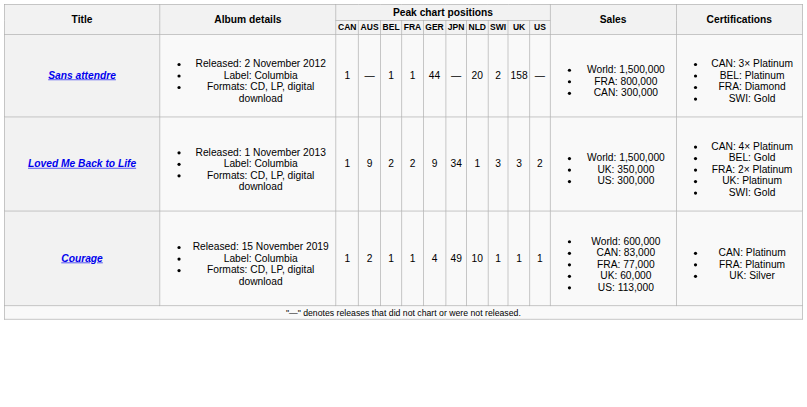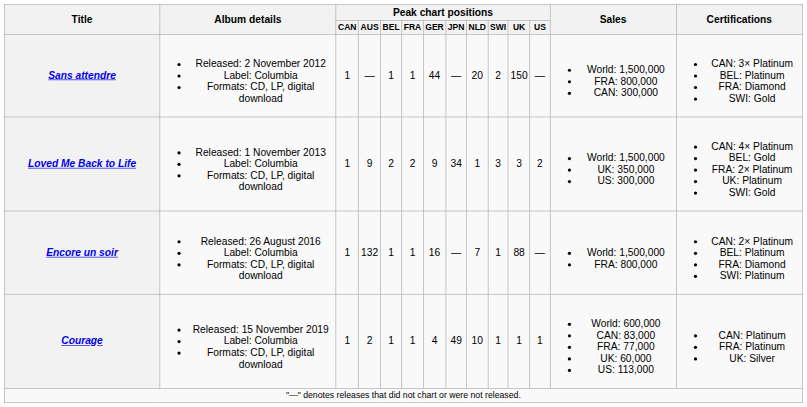(519, 75) 158 -> (519, 75) 150
+ row: (82, 252)
